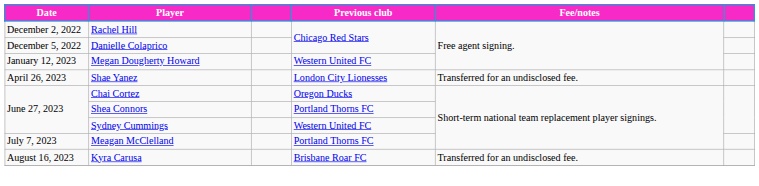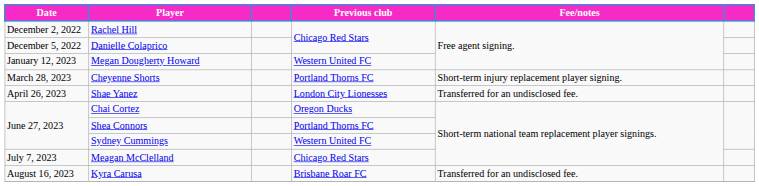+ row: (125, 77)
(334, 141) Portland Thorns FC -> (331, 157) Chicago Red Stars
